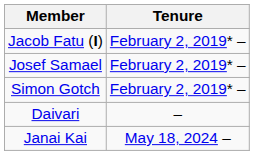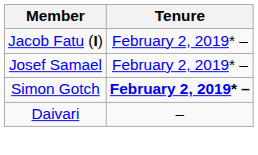(178, 89) normal -> (180, 89) bold
- row: (55, 138)
